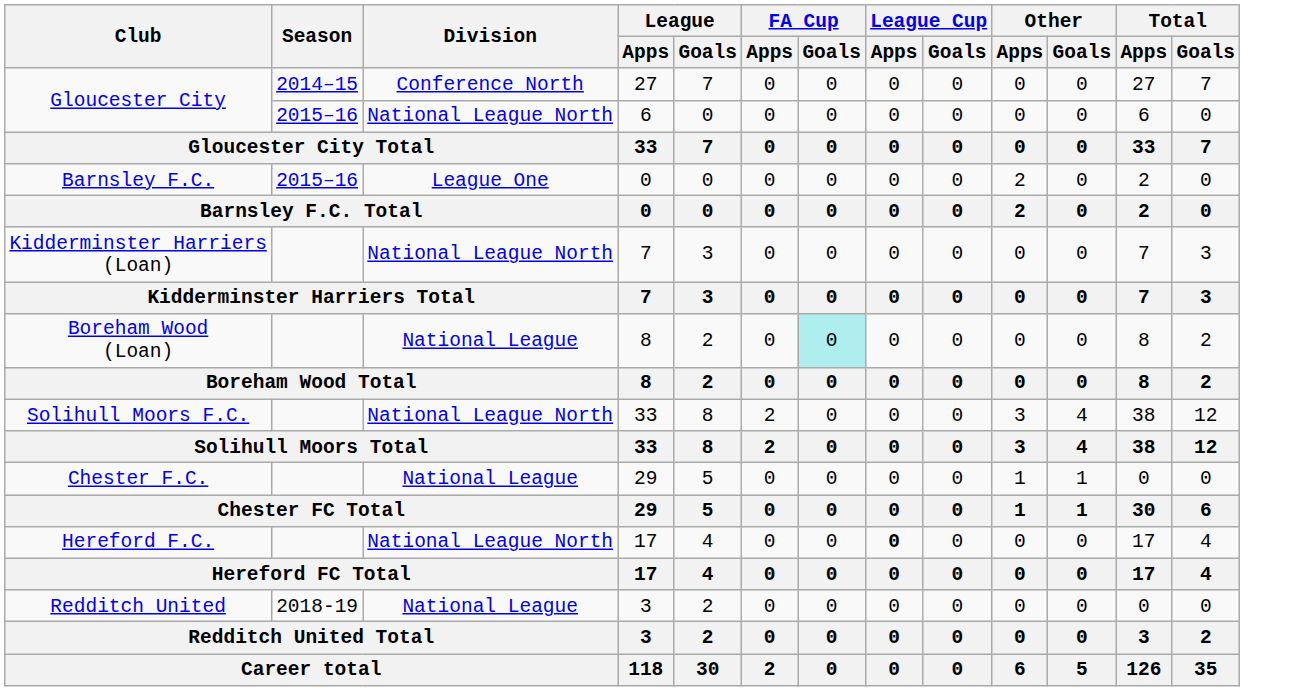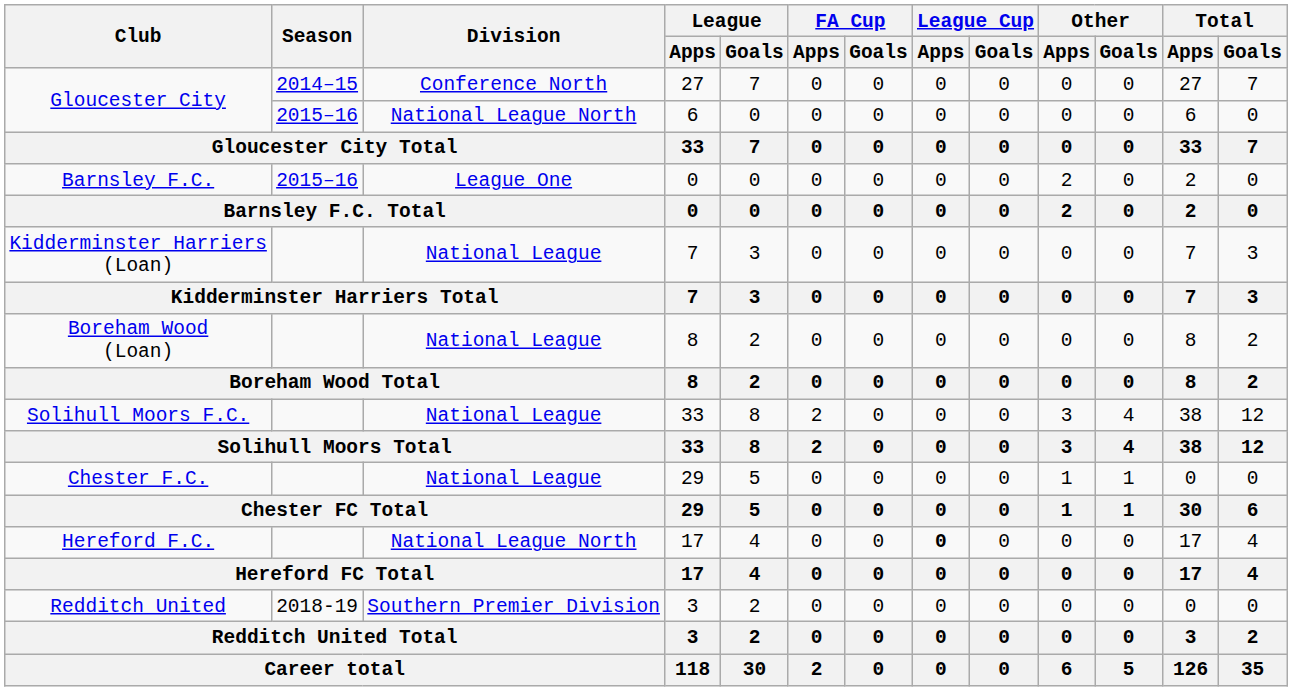(490, 254) National League North -> (514, 254) National League
(832, 340) paleturquoise background -> (878, 340) no background
(490, 415) National League North -> (514, 415) National League
(490, 606) National League -> (514, 606) Southern Premier Division
